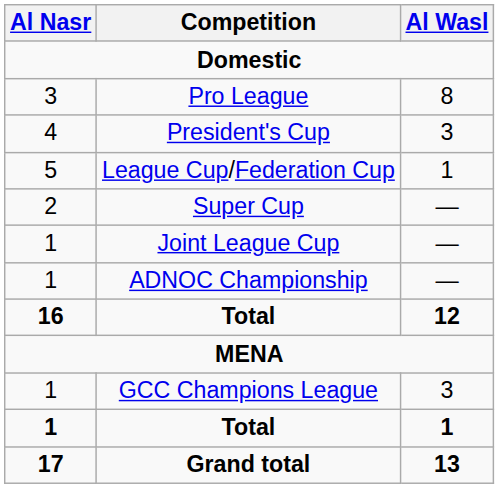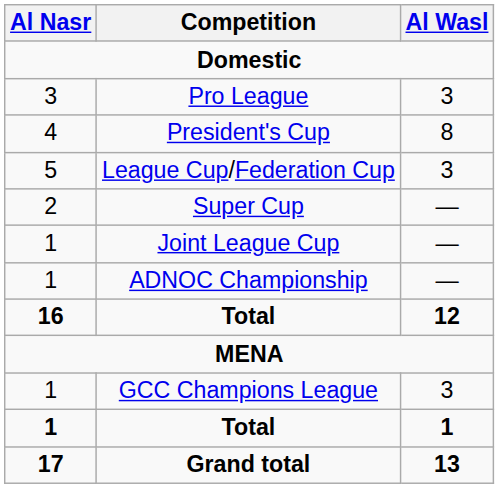(447, 96) 8 -> (447, 96) 3
(447, 133) 3 -> (447, 133) 8
(447, 170) 1 -> (447, 170) 3
